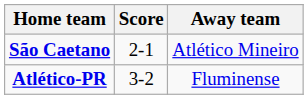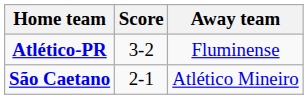rows swapped: (60, 49) <-> (60, 79)
